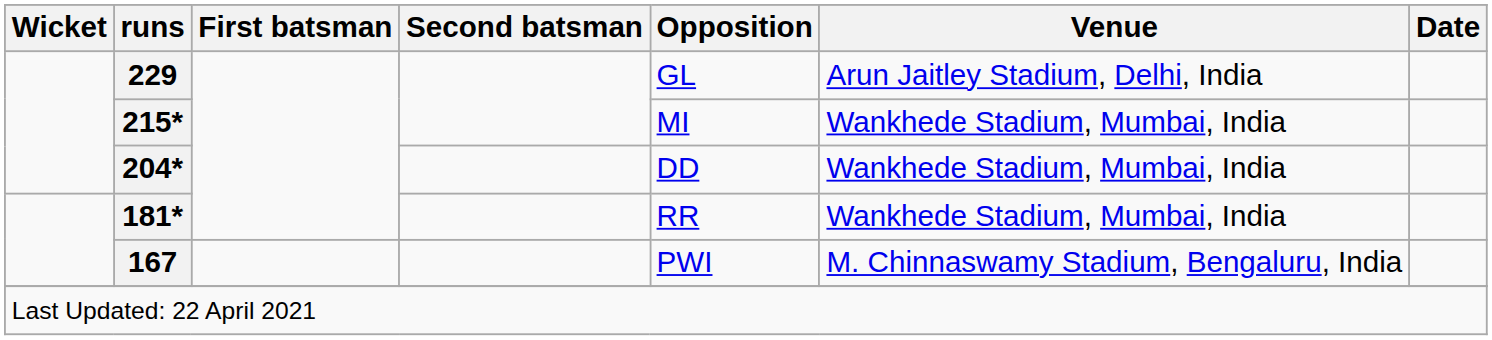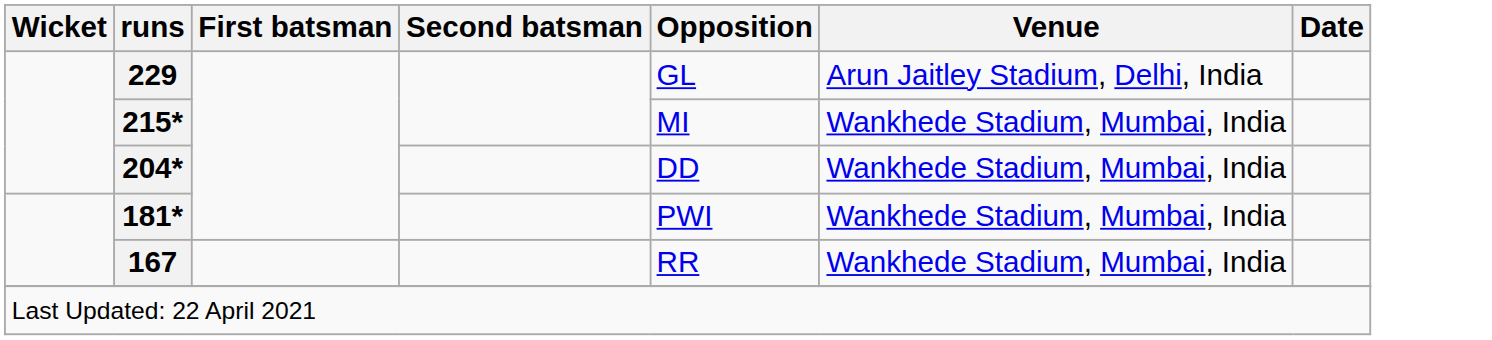(678, 215) RR -> (685, 215) PWI
(685, 262) PWI -> (678, 262) RR
(1114, 262) M. Chinnaswamy Stadium, Bengaluru, India -> (1056, 262) Wankhede Stadium, Mumbai, India
